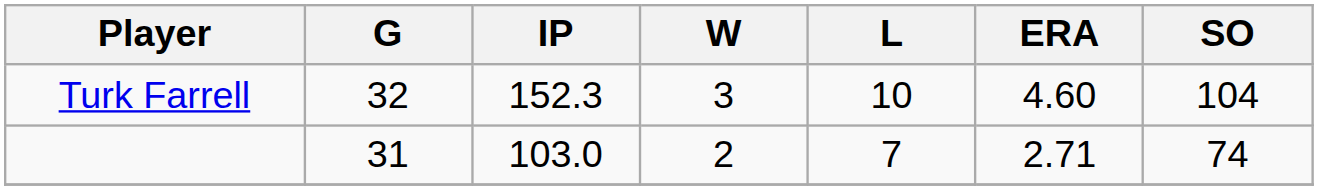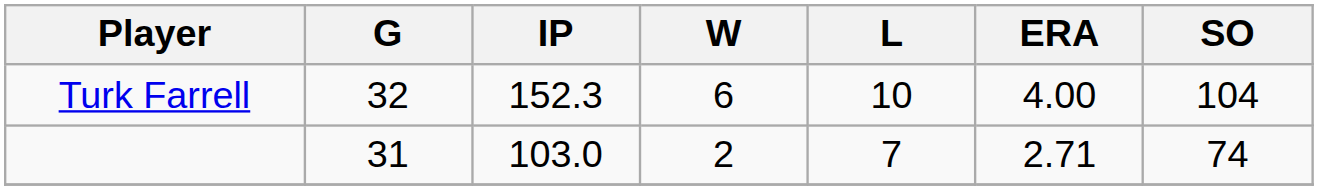(724, 94) 3 -> (724, 94) 6
(1059, 94) 4.60 -> (1059, 94) 4.00
